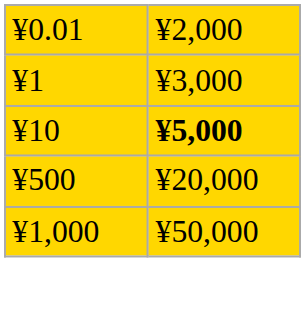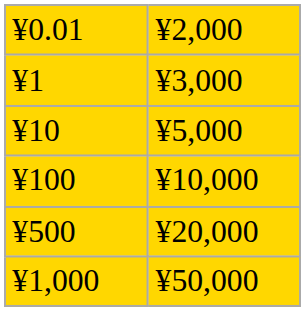(199, 130) bold -> (199, 130) normal
+ row: (44, 180)
